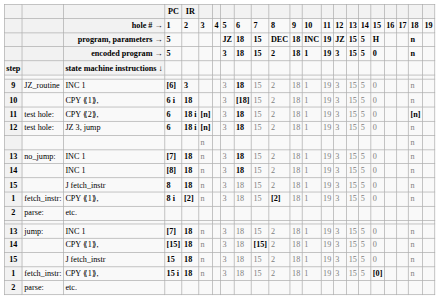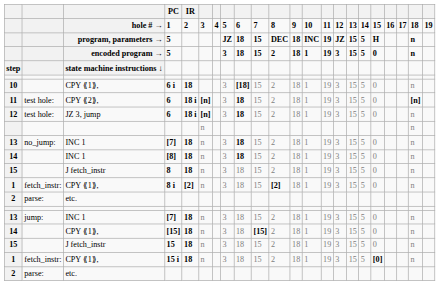- row: (75, 86)
